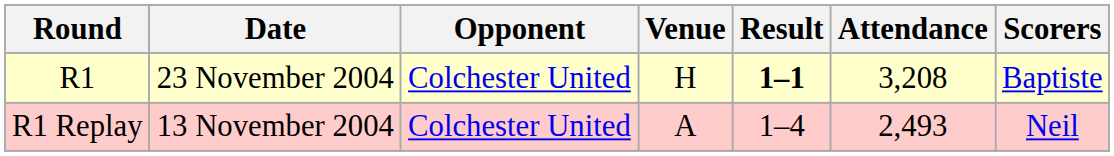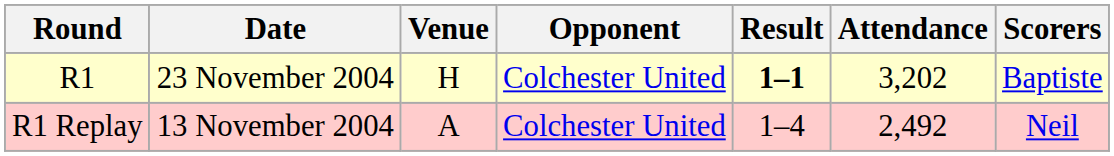columns swapped: (519, 28) <-> (685, 28)
(913, 77) 3,208 -> (913, 77) 3,202
(913, 126) 2,493 -> (913, 126) 2,492
